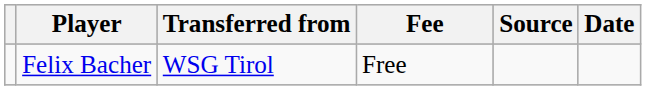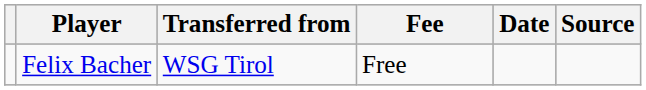columns swapped: (609, 24) <-> (536, 24)
